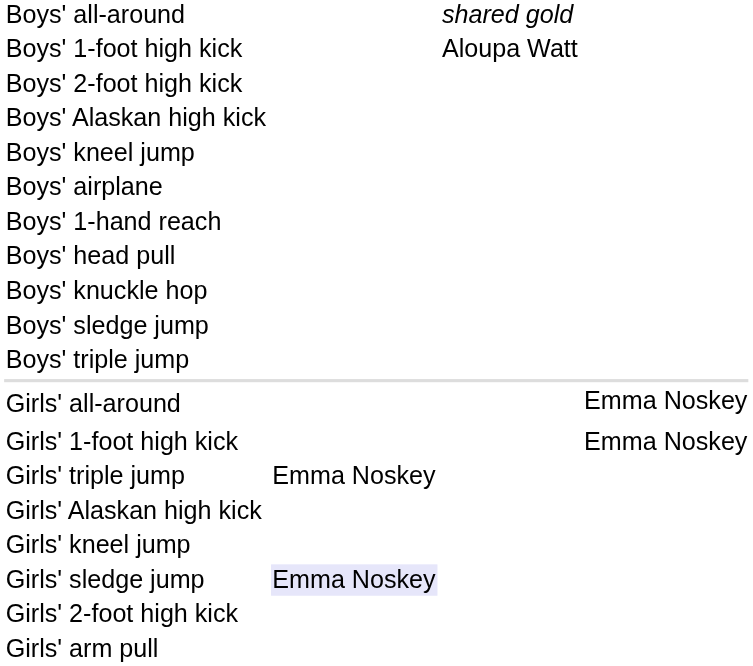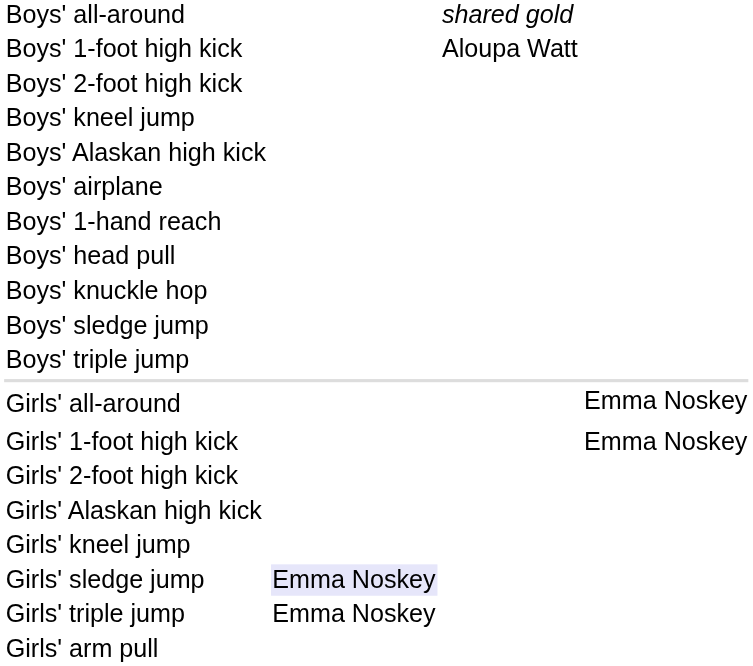rows swapped: (136, 118) <-> (100, 152)
rows swapped: (122, 614) <-> (95, 476)
